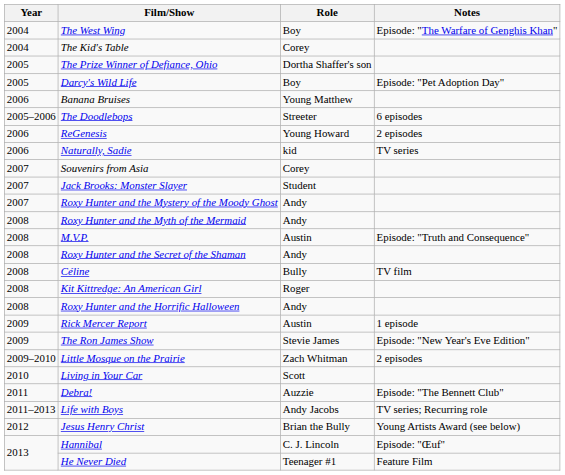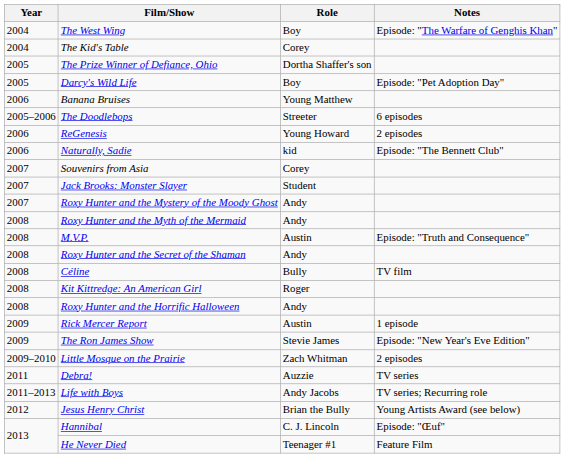(397, 151) TV series -> (440, 151) Episode: "The Bennett Club"
- row: (102, 375)
(440, 392) Episode: "The Bennett Club" -> (397, 375) TV series
